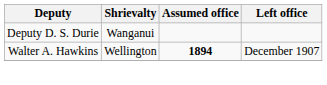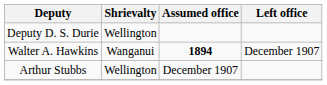(130, 32) Wanganui -> (130, 32) Wellington
(130, 51) Wellington -> (130, 51) Wanganui
+ row: (53, 70)
